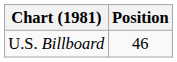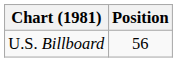(140, 43) 46 -> (140, 43) 56
